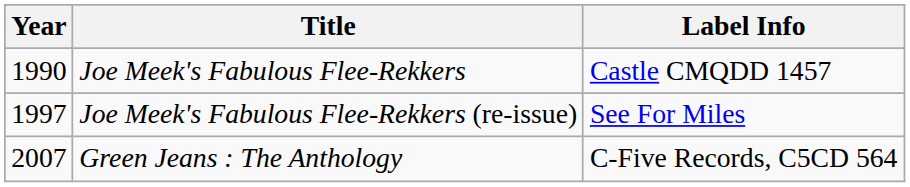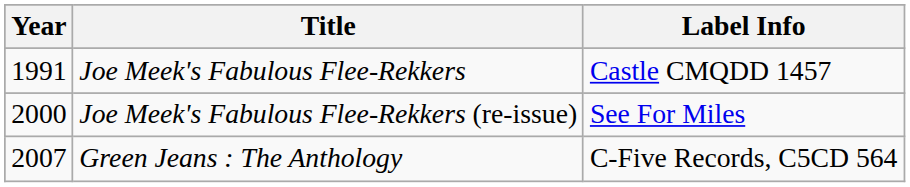(39, 70) 1990 -> (39, 70) 1991
(39, 114) 1997 -> (39, 114) 2000
